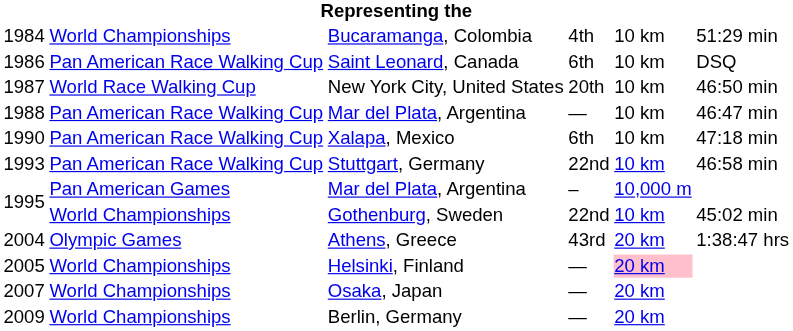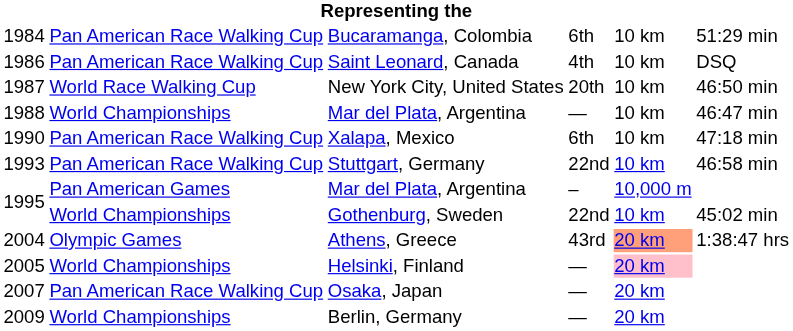(140, 36) World Championships -> (186, 36) Pan American Race Walking Cup
(581, 36) 4th -> (581, 36) 6th
(581, 61) 6th -> (581, 61) 4th
(186, 112) Pan American Race Walking Cup -> (140, 112) World Championships
(640, 240) no background -> (640, 240) lightsalmon background
(140, 291) World Championships -> (186, 291) Pan American Race Walking Cup
